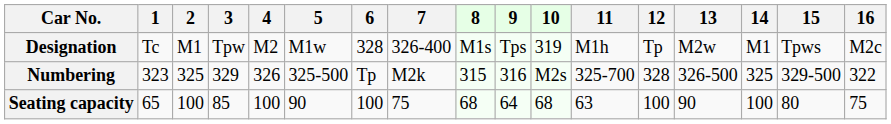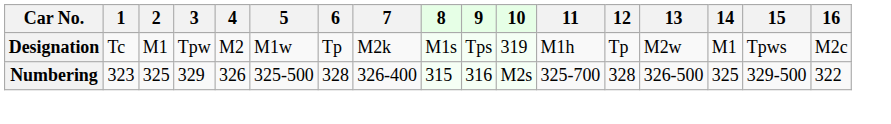(370, 47) 328 -> (332, 47) Tp
(421, 47) 326-400 -> (374, 47) M2k
(366, 75) Tp -> (336, 75) 328
(408, 75) M2k -> (387, 75) 326-400
- row: (71, 103)
